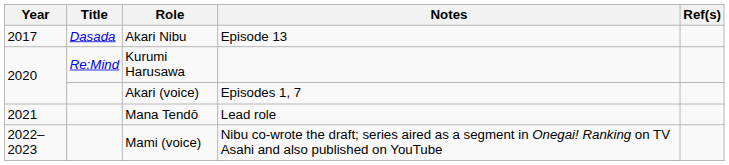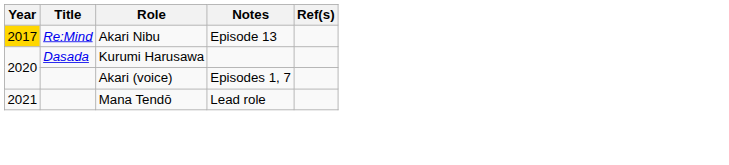(22, 36) no background -> (22, 36) gold background
(93, 36) Dasada -> (68, 36) Re:Mind
(94, 64) Re:Mind -> (66, 57) Dasada
- row: (163, 142)
